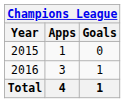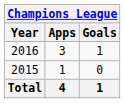rows swapped: (25, 51) <-> (25, 70)
